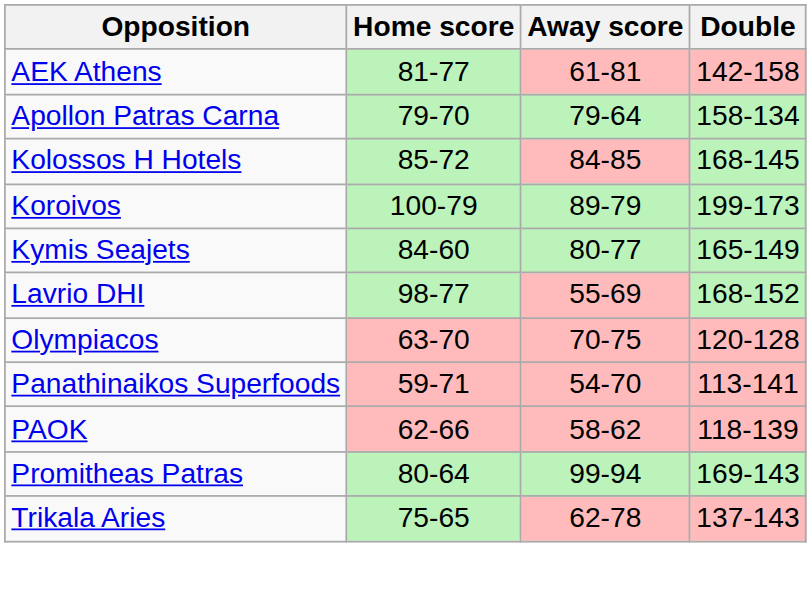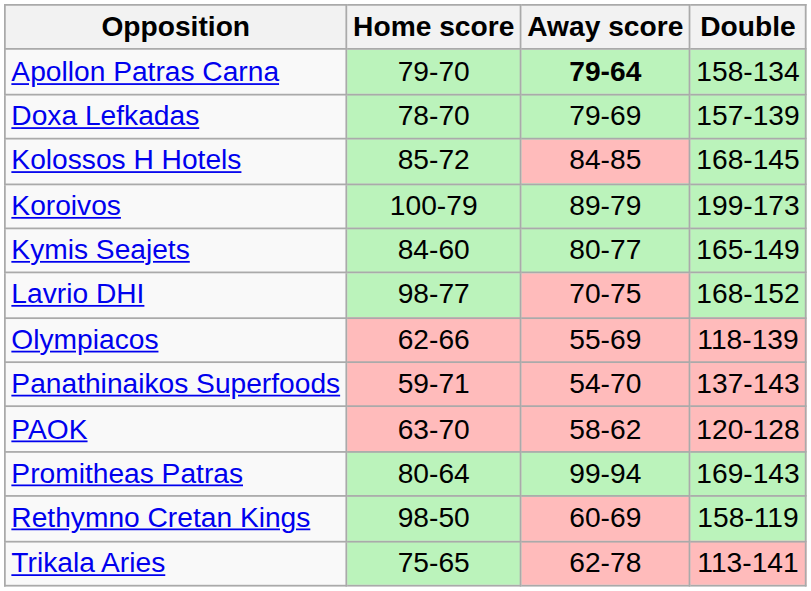- row: (87, 71)
(605, 116) normal -> (605, 71) bold
+ row: (105, 116)
(605, 294) 55-69 -> (605, 294) 70-75
(434, 339) 63-70 -> (434, 339) 62-66
(605, 339) 70-75 -> (605, 339) 55-69
(748, 339) 120-128 -> (748, 339) 118-139
(748, 384) 113-141 -> (748, 384) 137-143
(434, 428) 62-66 -> (434, 428) 63-70
(748, 428) 118-139 -> (748, 428) 120-128
+ row: (161, 518)
(748, 518) 137-143 -> (748, 562) 113-141
